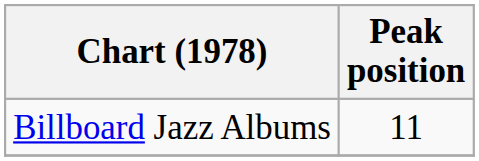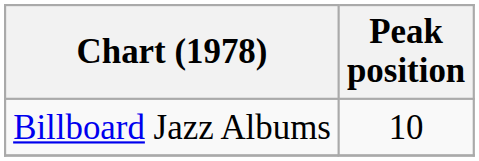(406, 126) 11 -> (406, 126) 10
